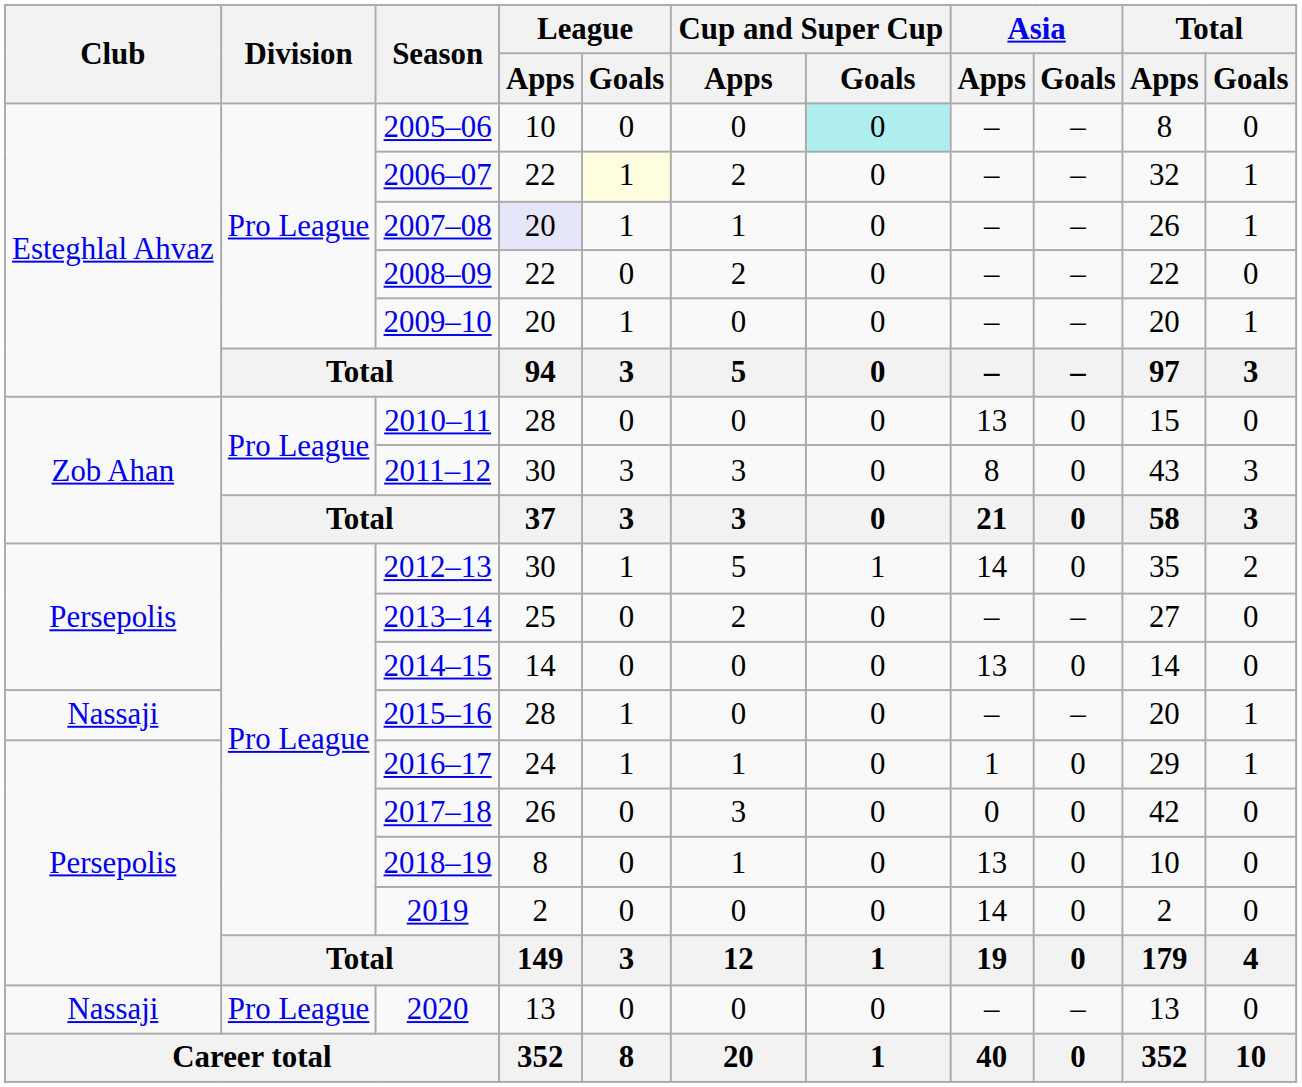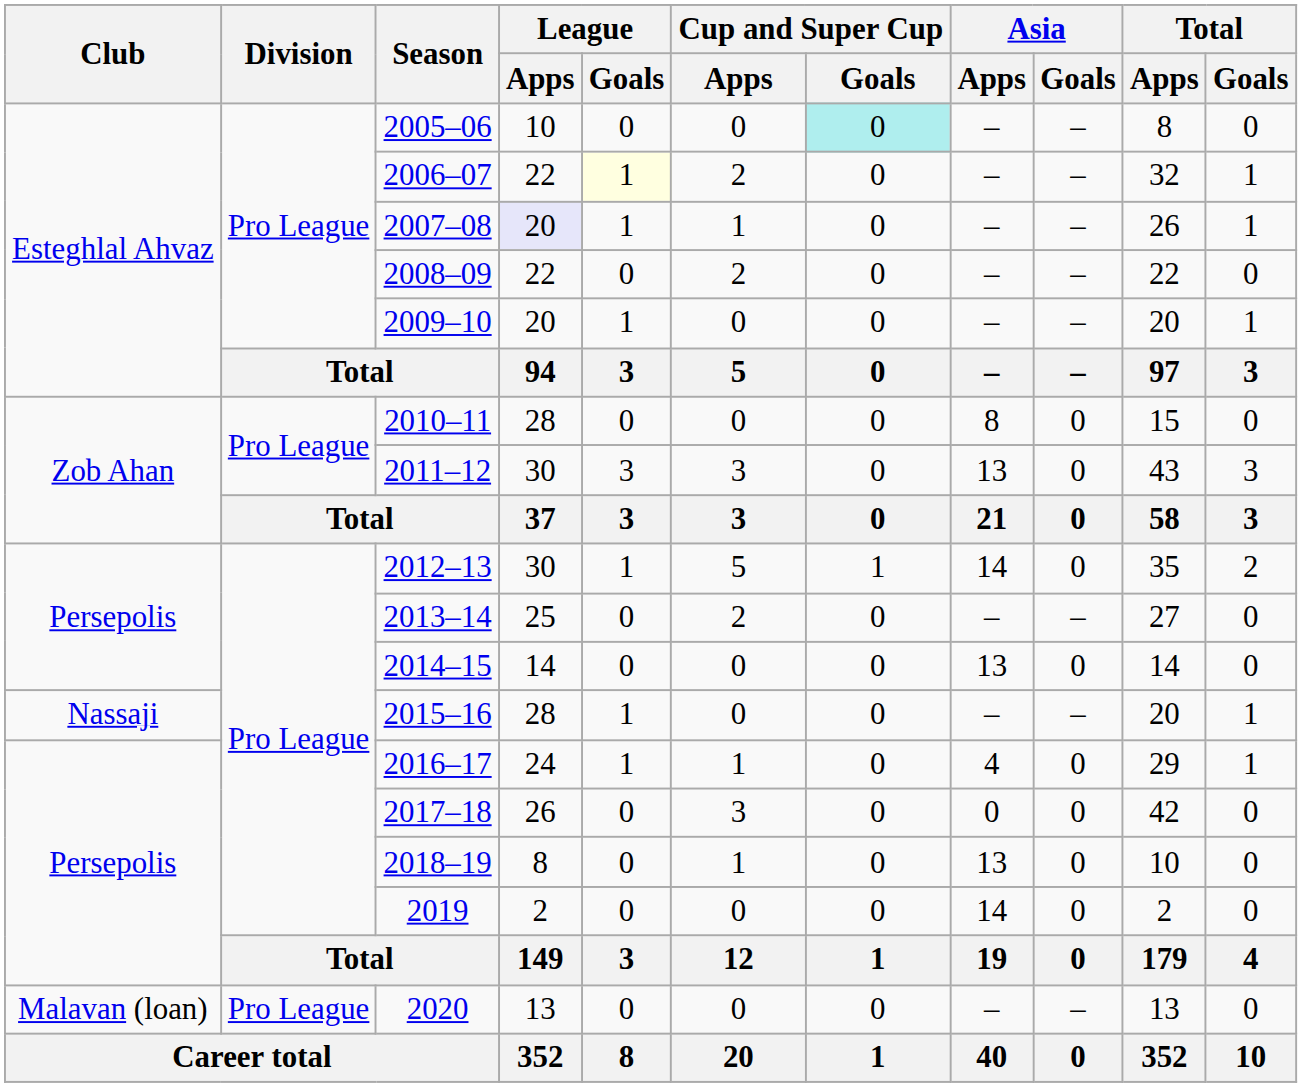(992, 420) 13 -> (992, 420) 8
(992, 469) 8 -> (992, 469) 13
(992, 763) 1 -> (992, 763) 4
(113, 1008) Nassaji -> (113, 1008) Malavan (loan)
